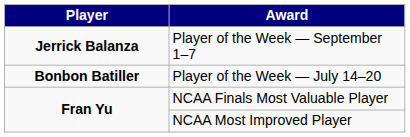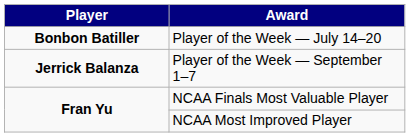rows swapped: (277, 76) <-> (277, 45)
